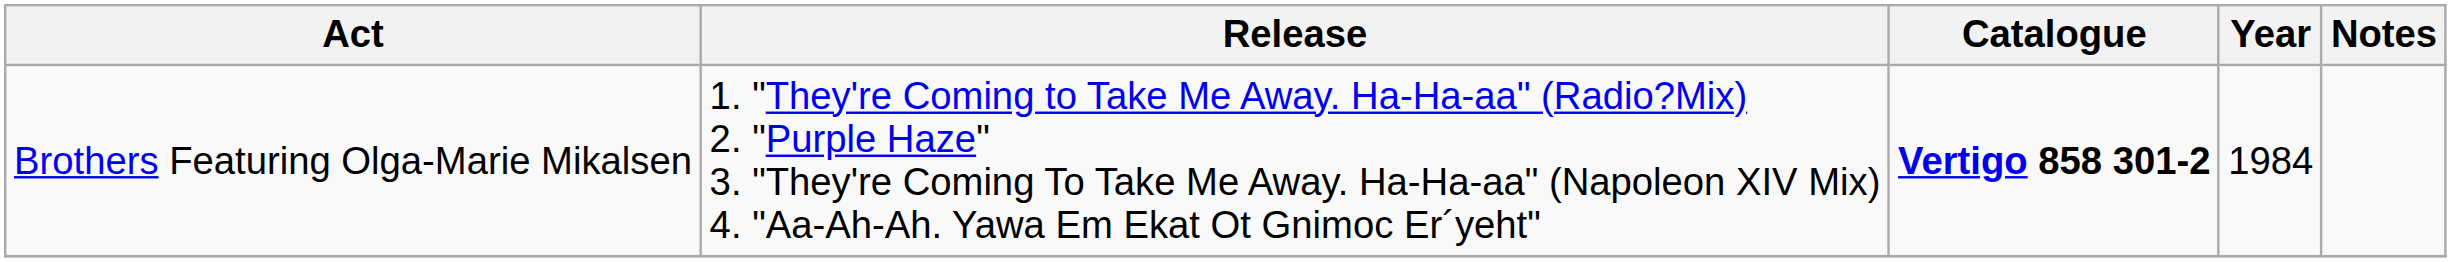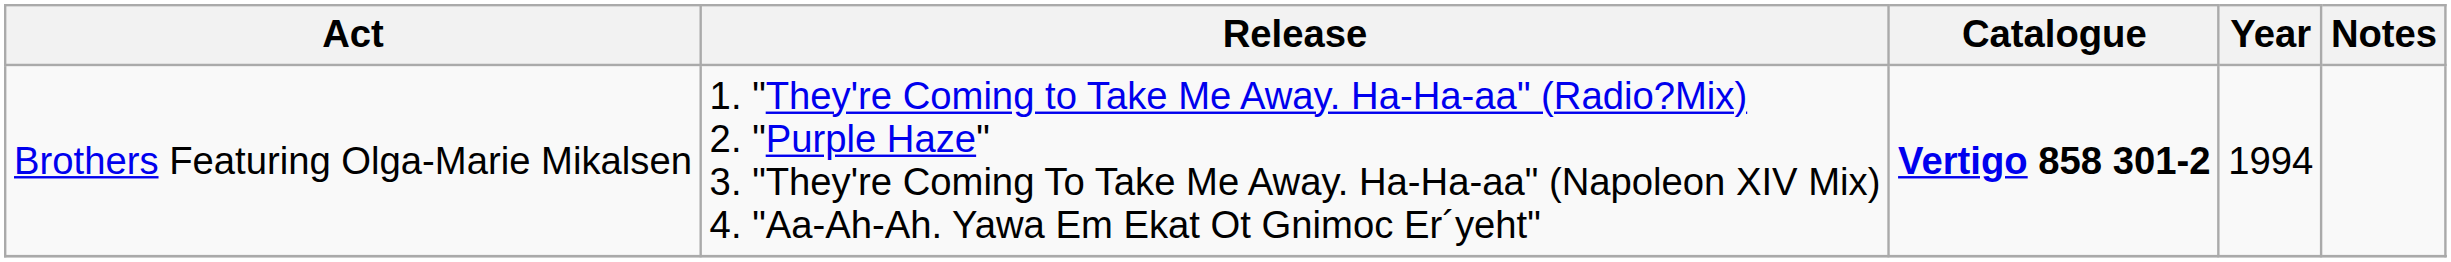(2271, 159) 1984 -> (2271, 159) 1994
